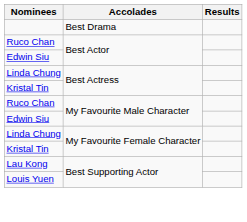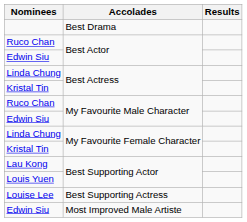+ row: (30, 194)
+ row: (28, 210)
